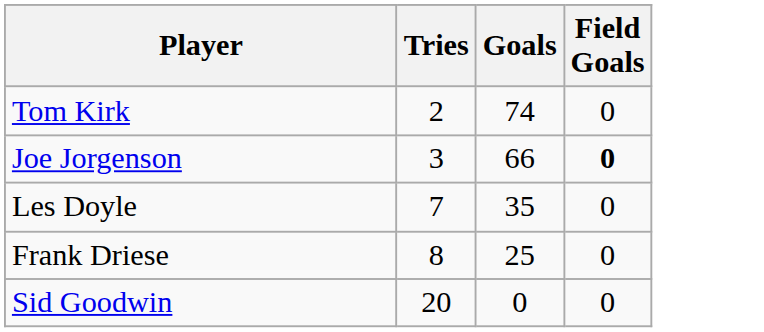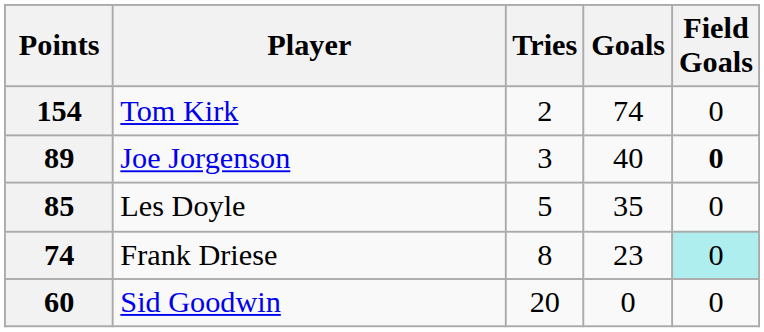+ column: (59, 45)
(520, 158) 66 -> (628, 158) 40
(436, 206) 7 -> (545, 206) 5
(520, 254) 25 -> (628, 254) 23
(608, 254) no background -> (716, 254) paleturquoise background
